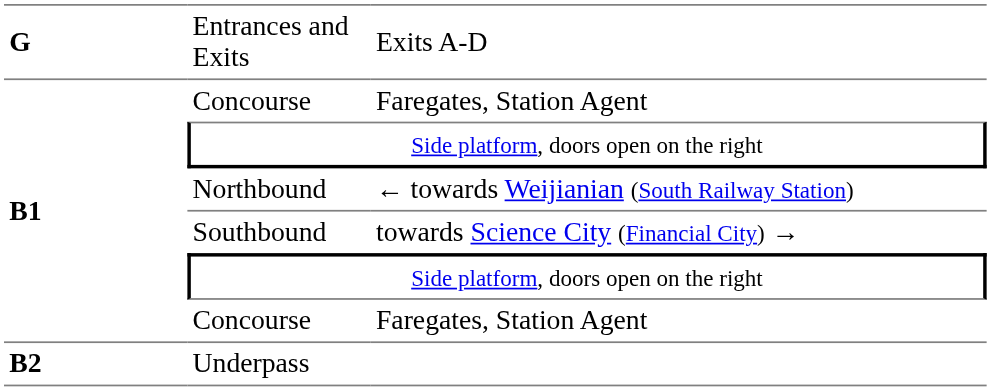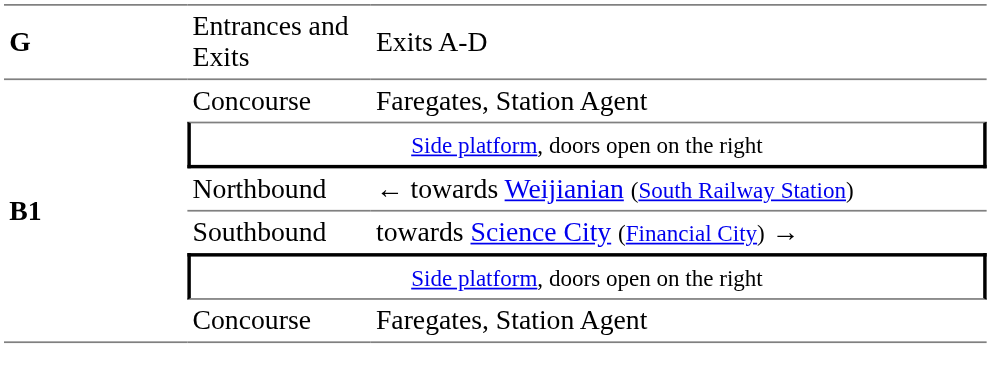- row: (251, 363)
